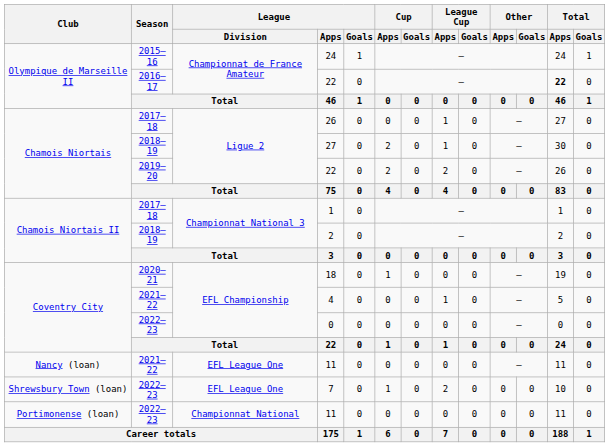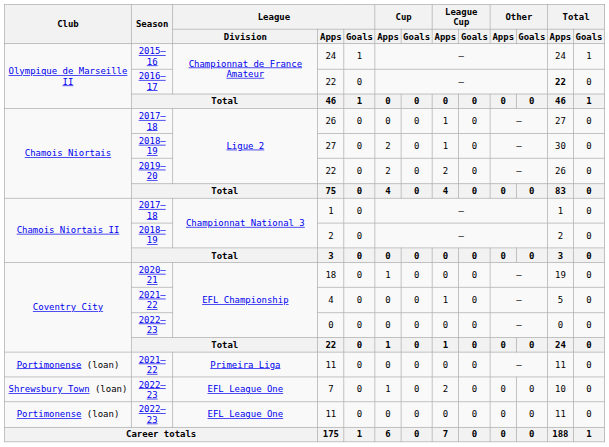(68, 365) Nancy (loan) -> (68, 365) Portimonense (loan)
(245, 365) EFL League One -> (245, 365) Primeira Liga
(245, 415) Championnat National -> (245, 415) EFL League One
